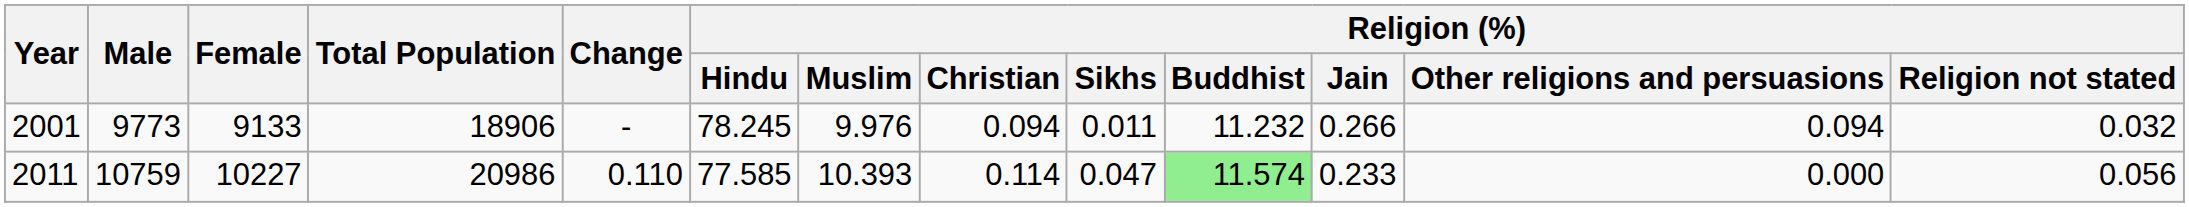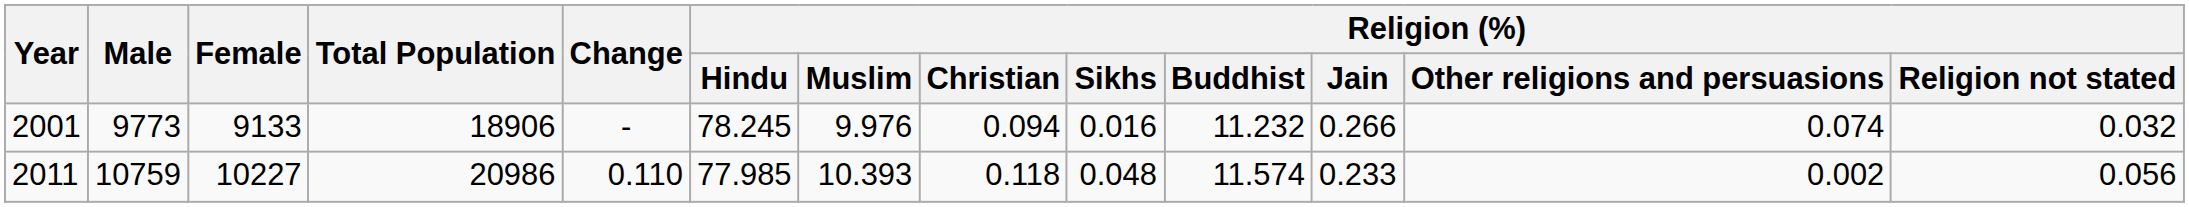(1119, 126) 0.011 -> (1118, 126) 0.016
(1846, 126) 0.094 -> (1846, 126) 0.074
(744, 175) 77.585 -> (744, 175) 77.985
(1023, 175) 0.114 -> (1023, 175) 0.118
(1118, 175) 0.047 -> (1118, 175) 0.048
(1259, 175) lightgreen background -> (1259, 175) no background
(1846, 175) 0.000 -> (1846, 175) 0.002
